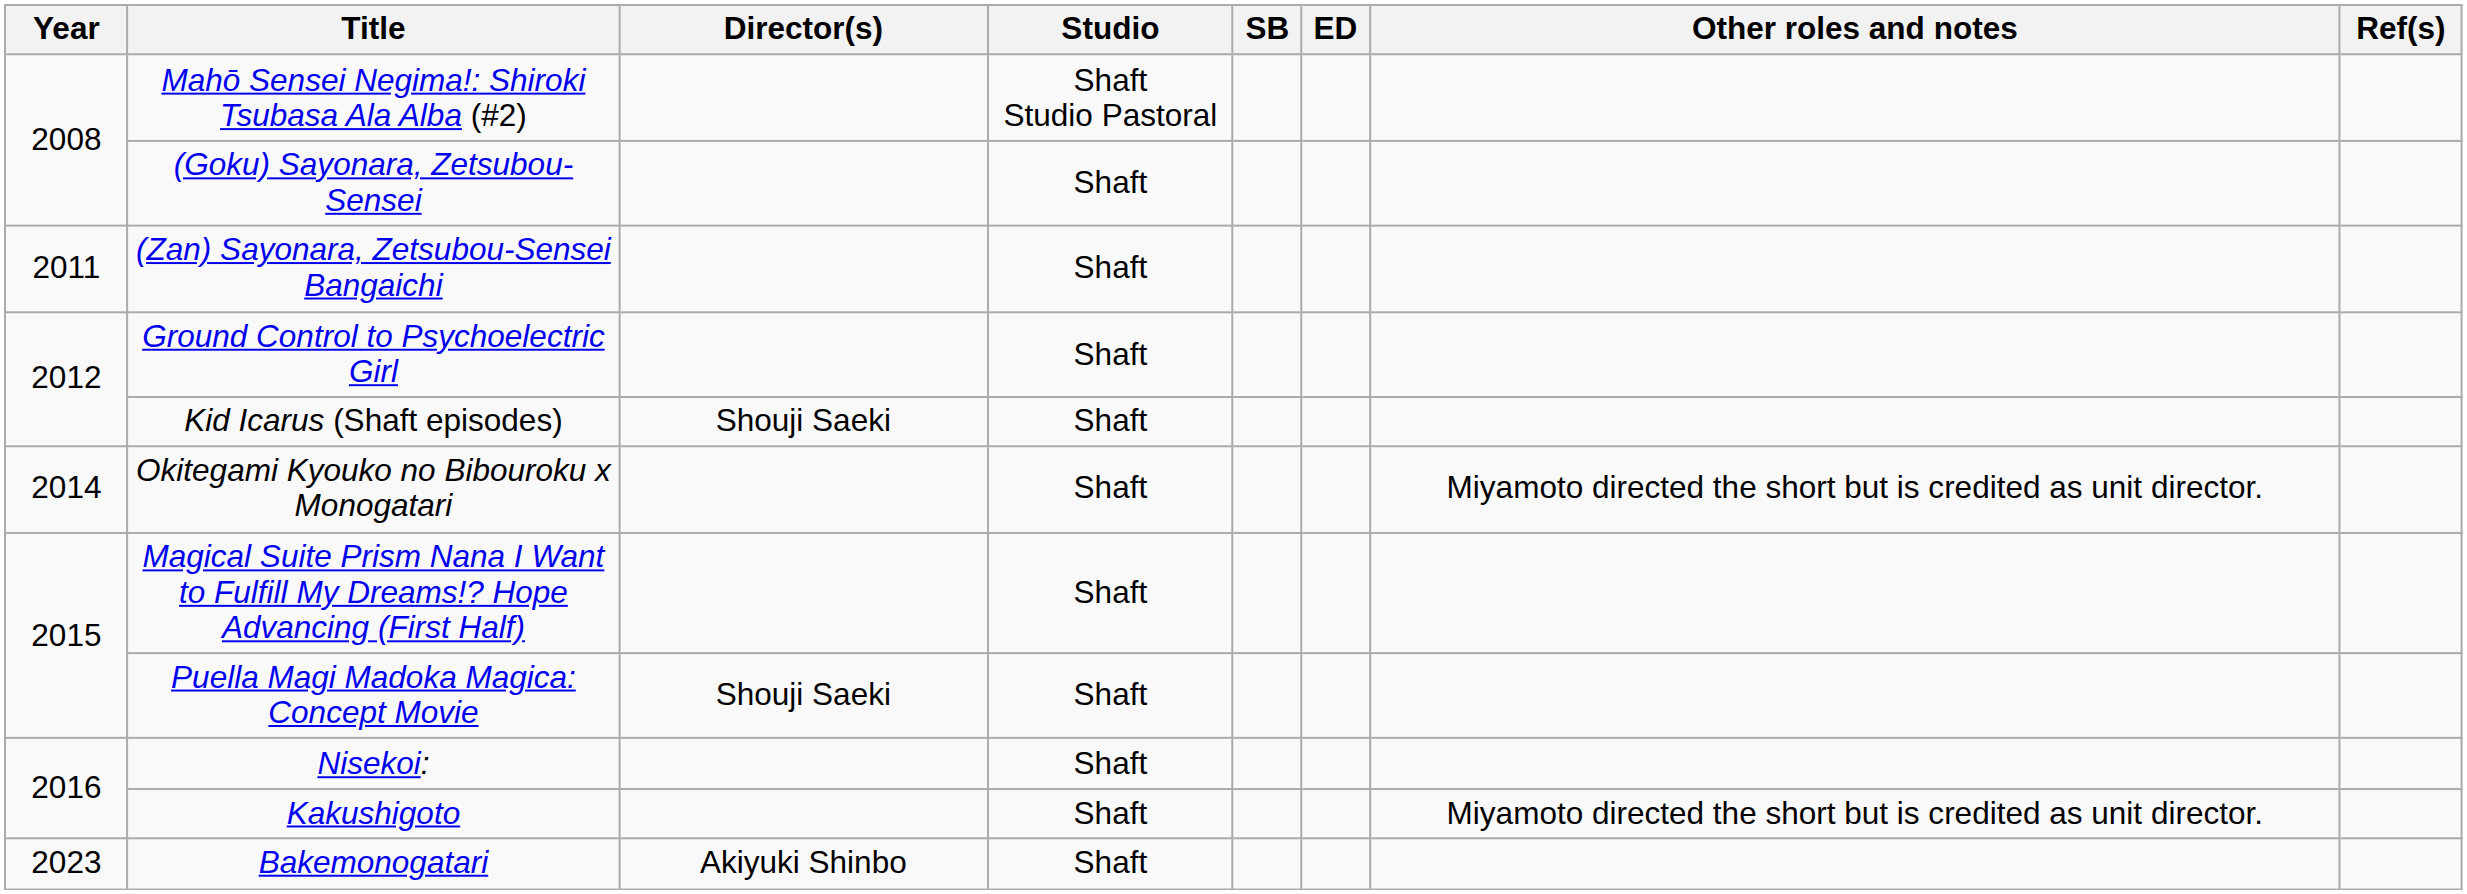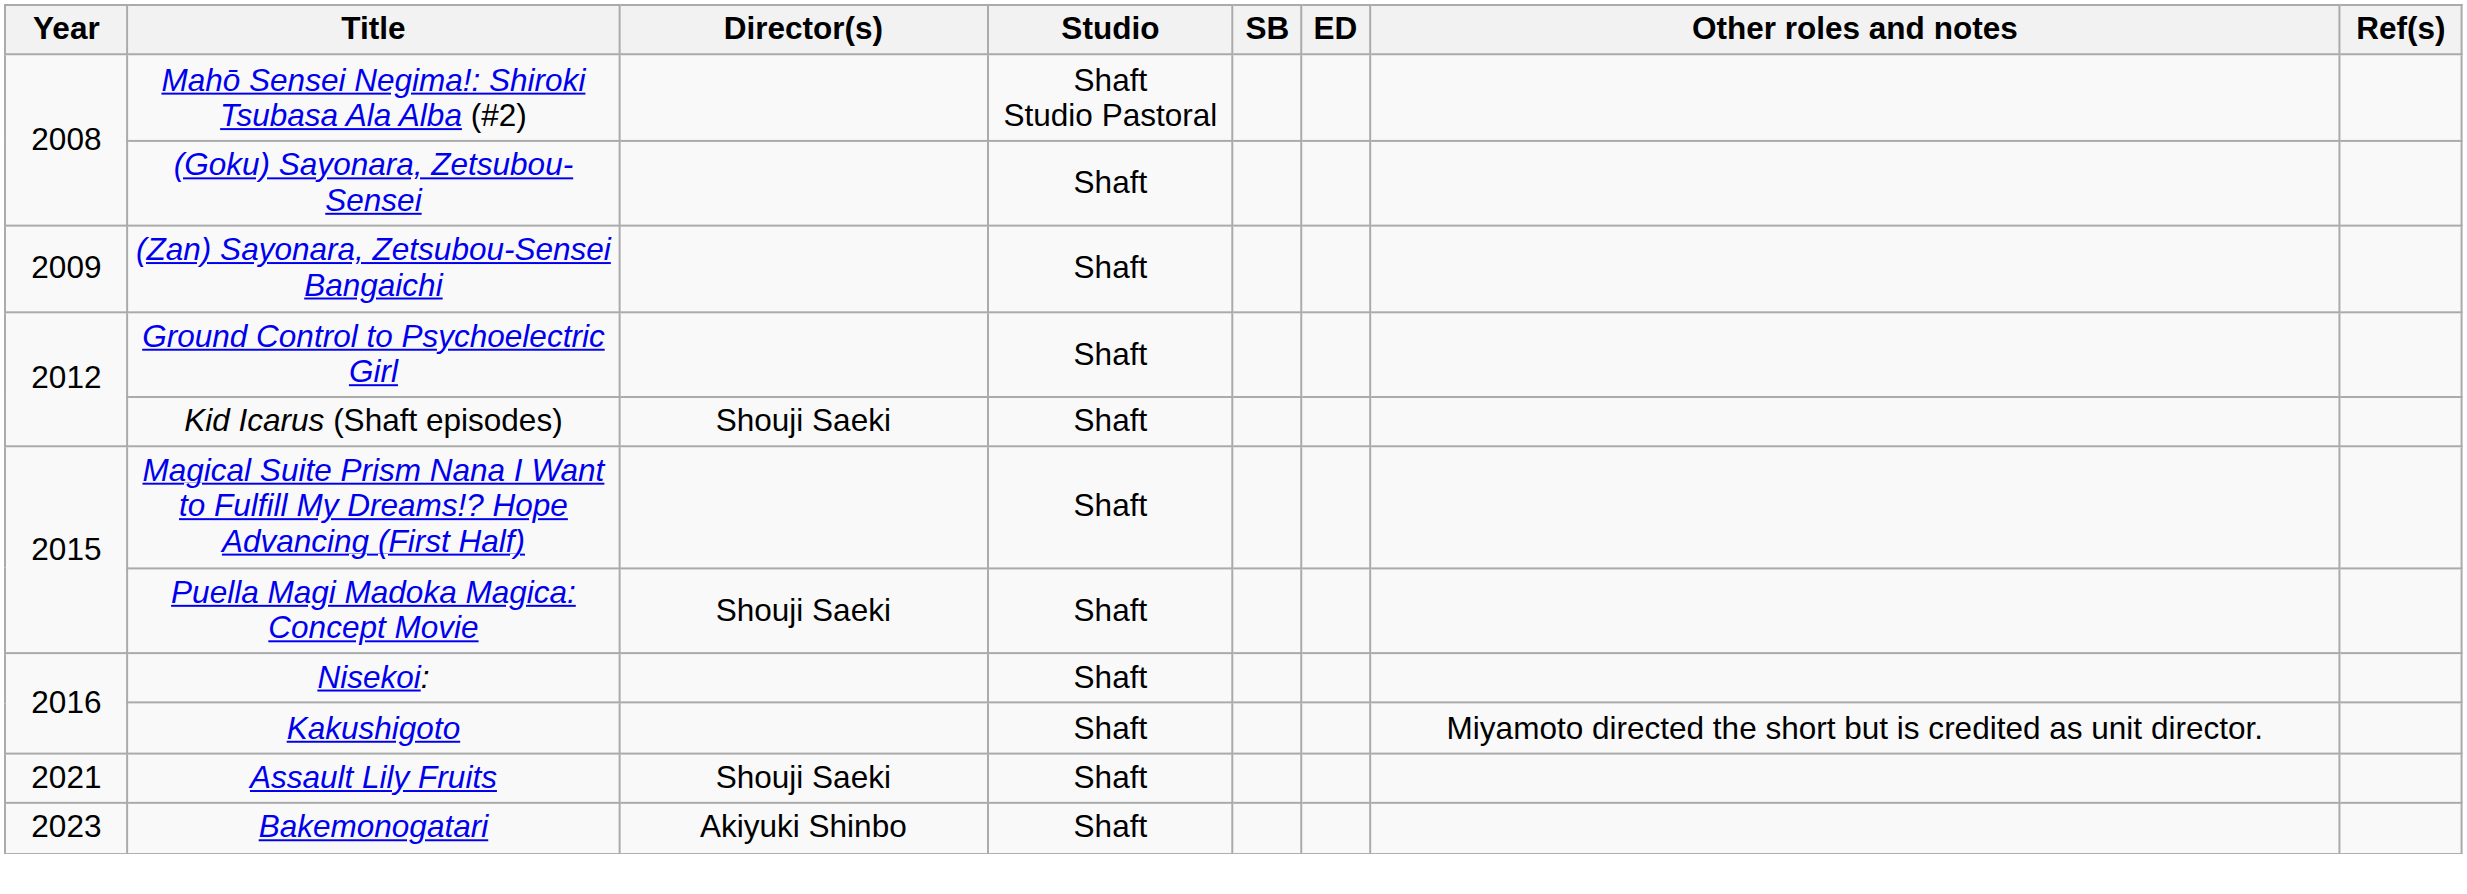(66, 268) 2011 -> (66, 268) 2009
- row: (373, 488)
+ row: (373, 777)
